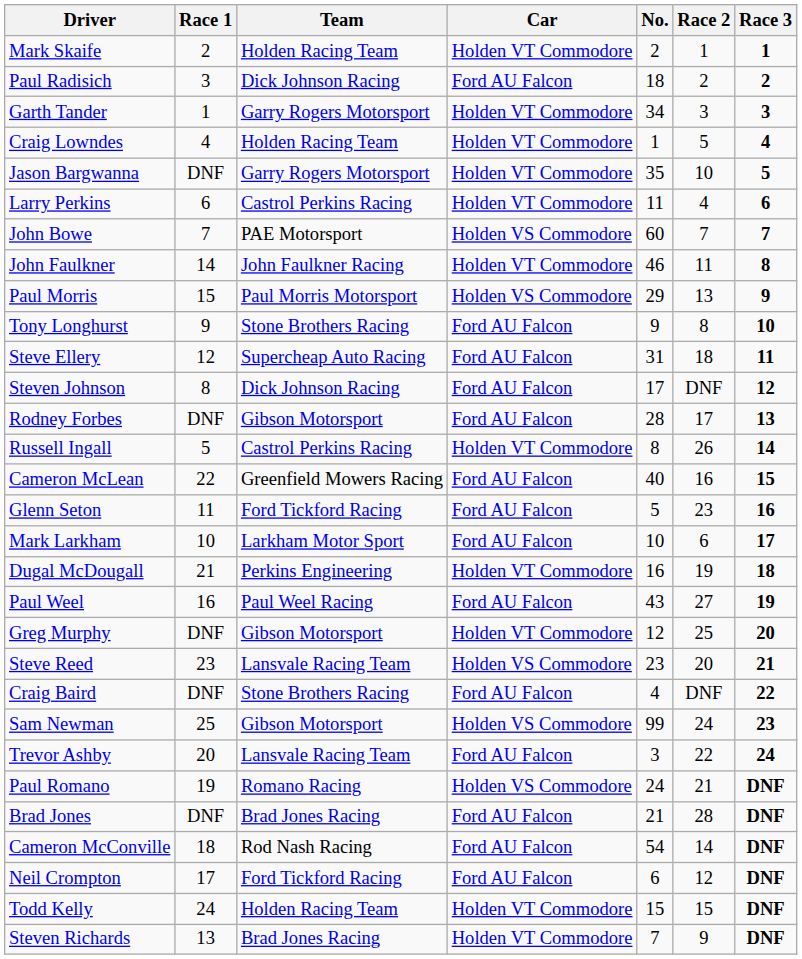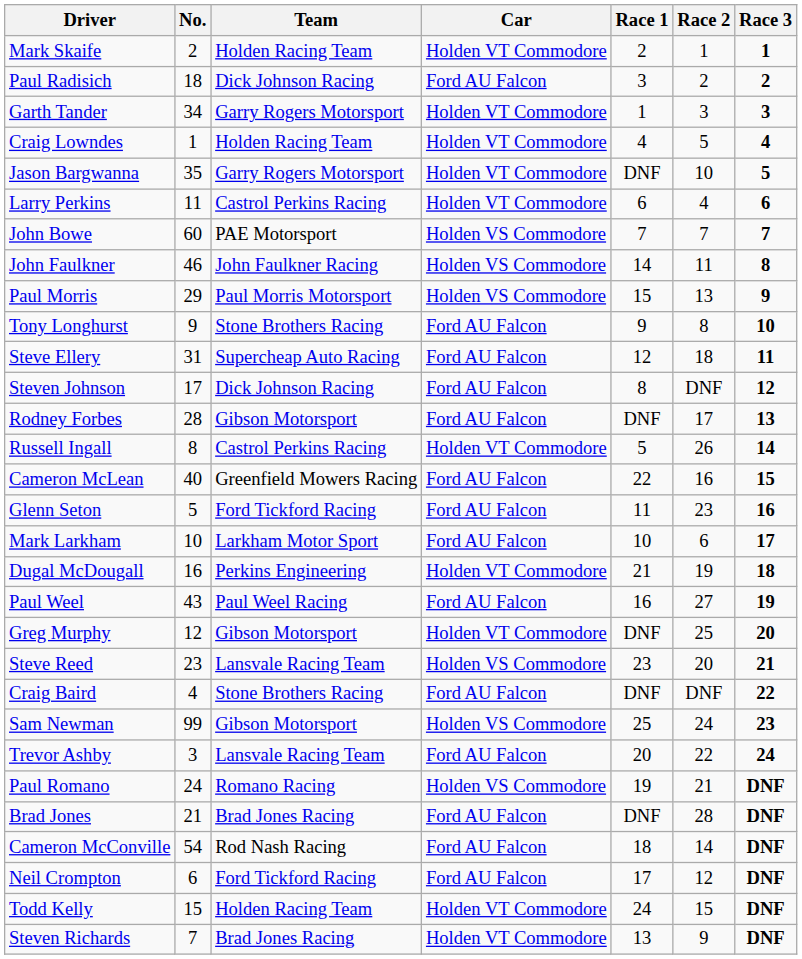columns swapped: (655, 20) <-> (206, 20)
(542, 265) Holden VT Commodore -> (516, 265) Holden VS Commodore
